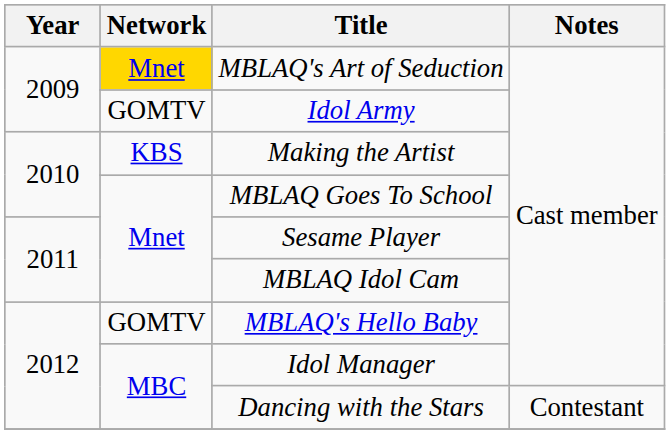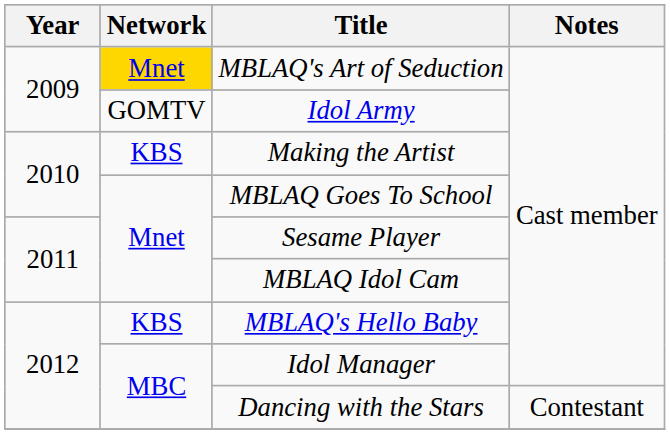(157, 322) GOMTV -> (157, 322) KBS
